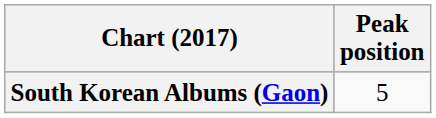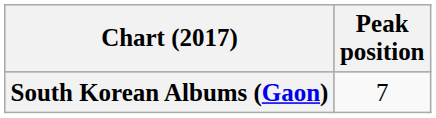(382, 91) 5 -> (382, 91) 7
